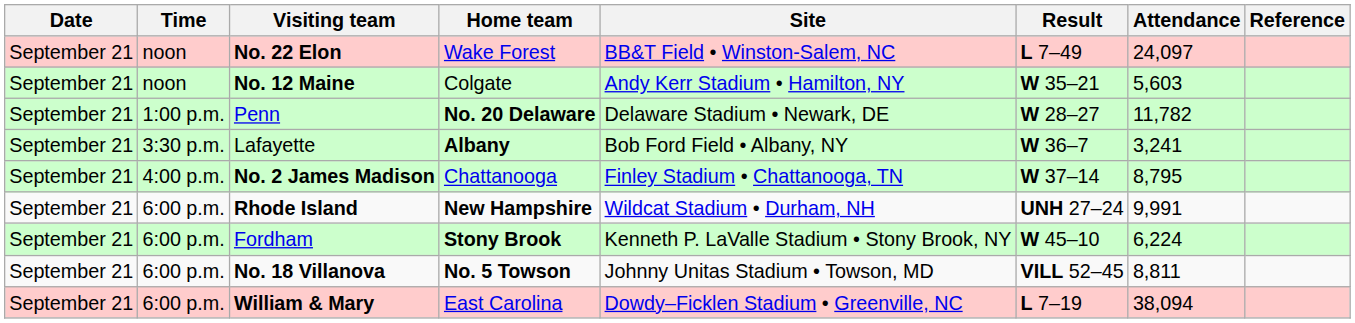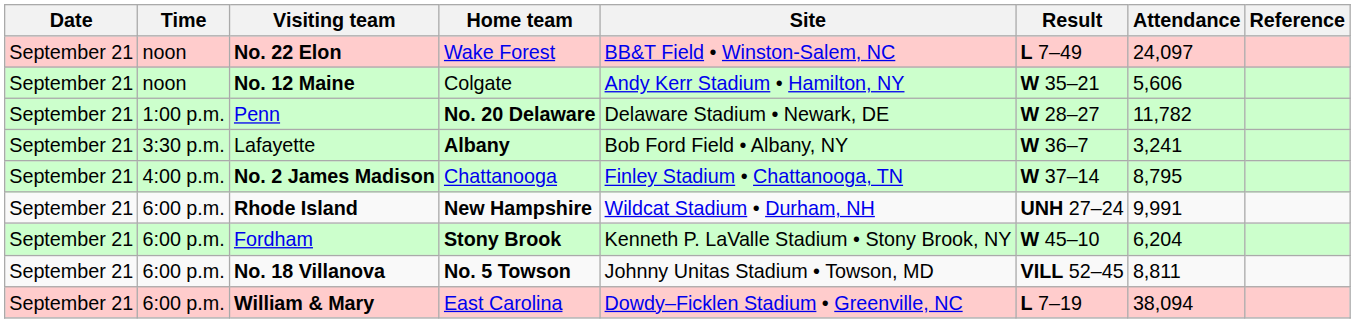(1158, 83) 5,603 -> (1158, 83) 5,606
(1158, 239) 6,224 -> (1158, 239) 6,204
